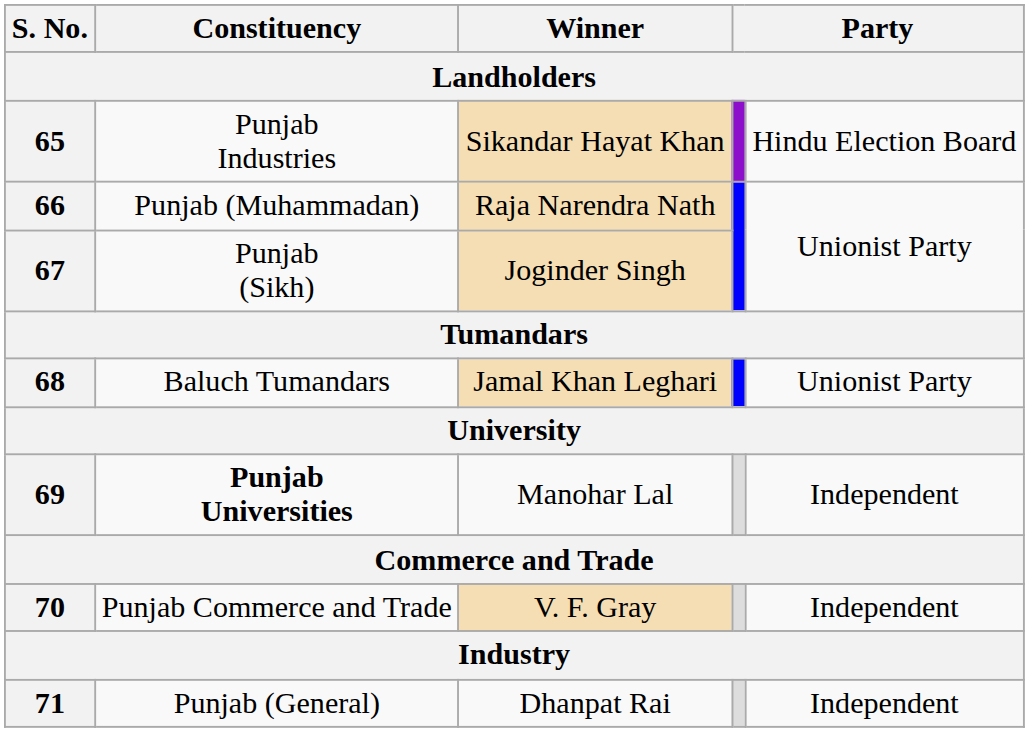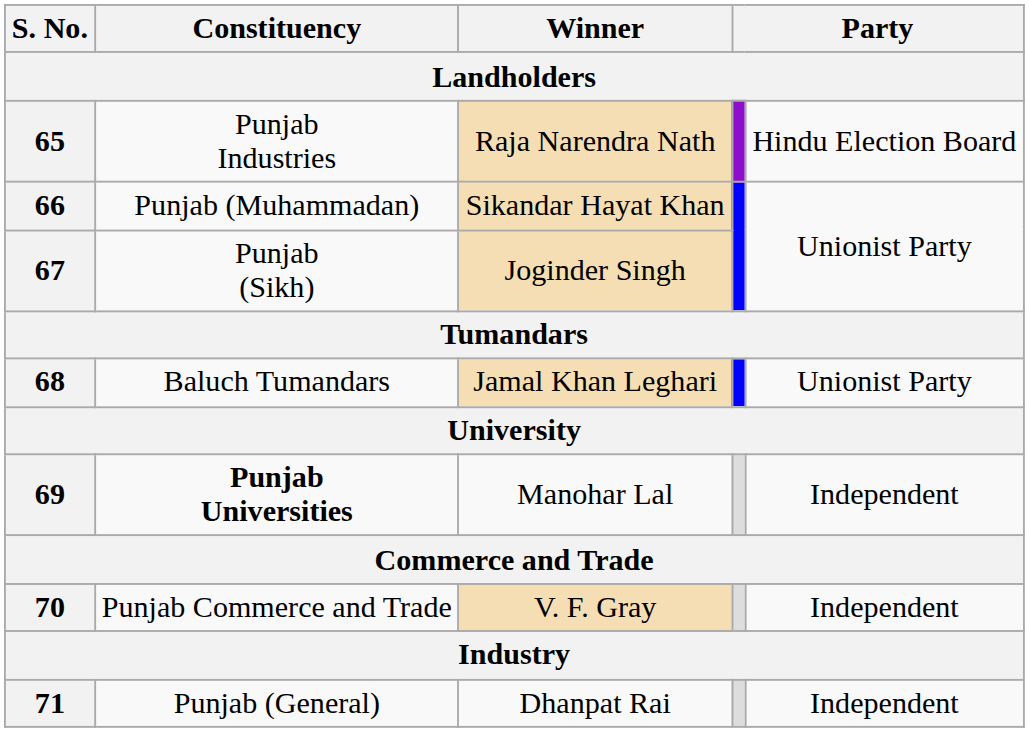(595, 140) Sikandar Hayat Khan -> (595, 140) Raja Narendra Nath
(595, 205) Raja Narendra Nath -> (595, 205) Sikandar Hayat Khan
